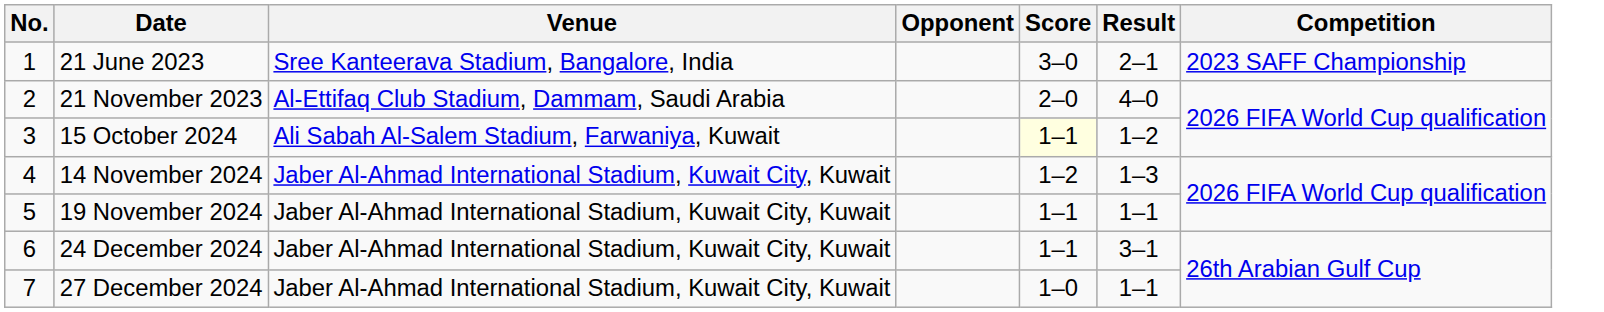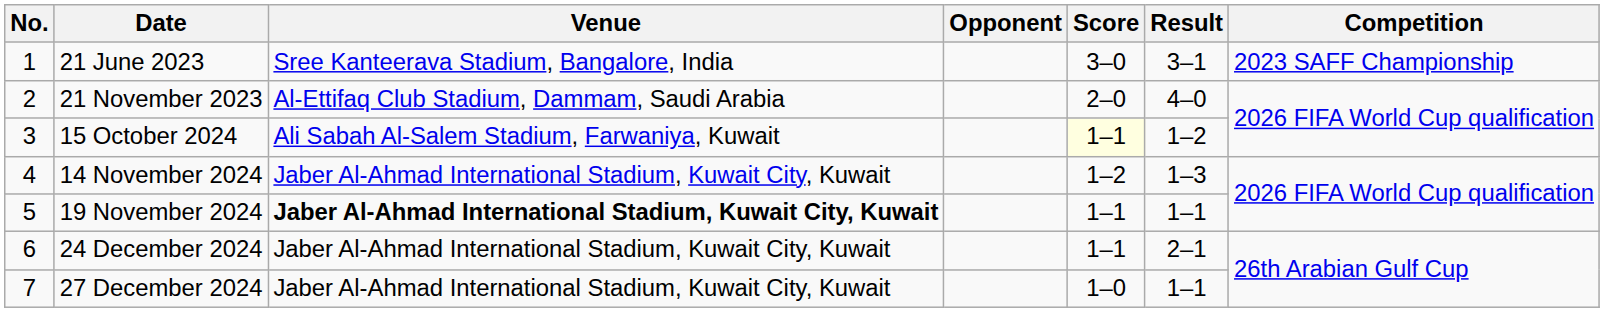(1139, 61) 2–1 -> (1187, 61) 3–1
(582, 212) normal -> (606, 212) bold
(1139, 250) 3–1 -> (1187, 250) 2–1
